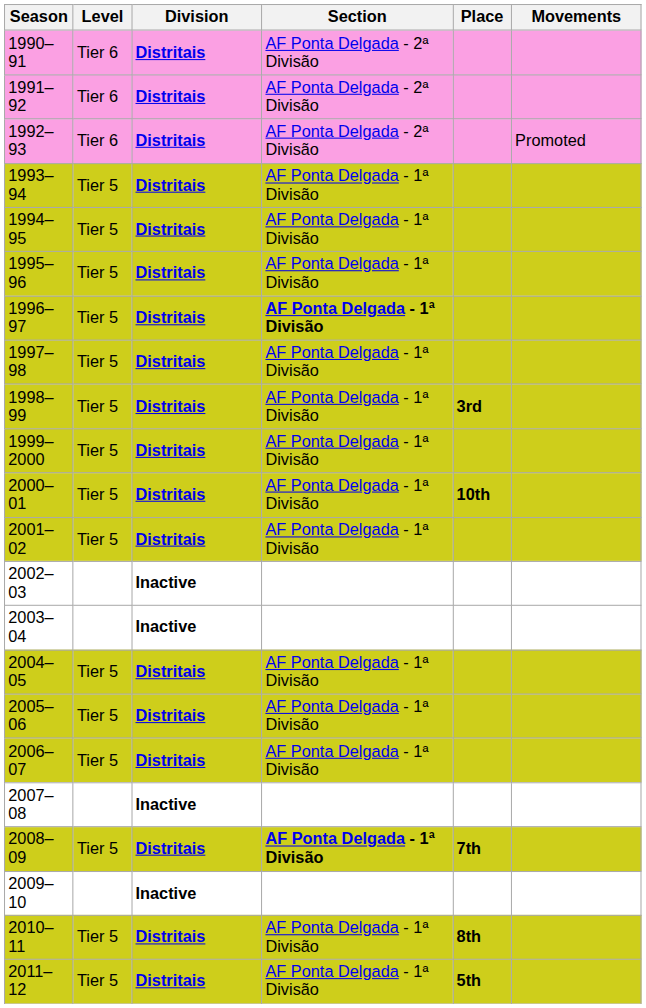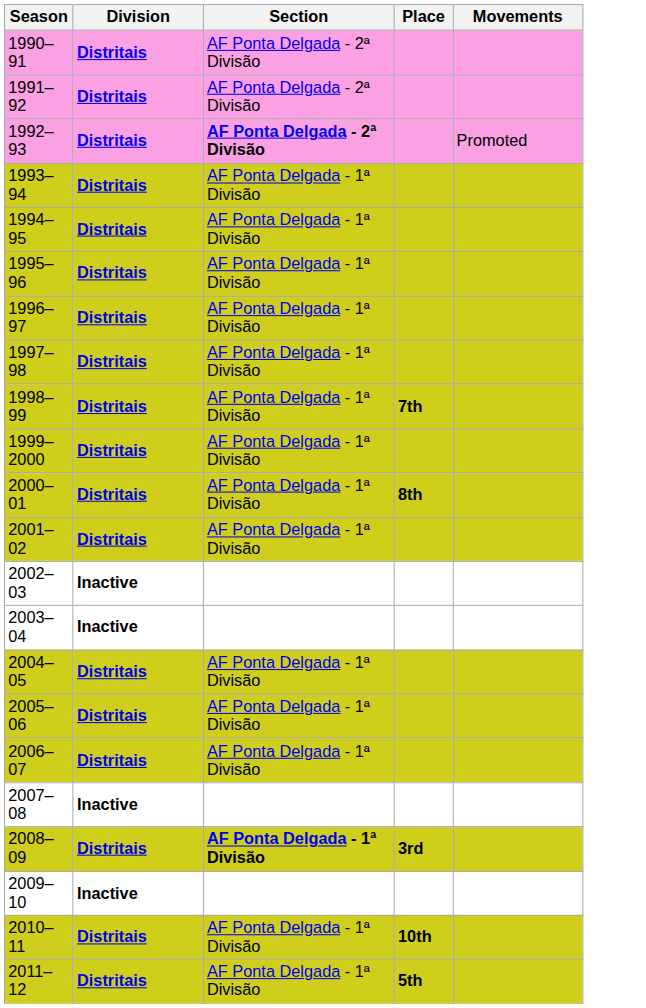- column: (102, 17)
(347, 140) normal -> (292, 140) bold
(350, 317) bold -> (288, 317) normal
(469, 406) 3rd -> (410, 406) 7th
(473, 494) 10th -> (410, 494) 8th
(469, 848) 7th -> (411, 848) 3rd
(469, 937) 8th -> (415, 937) 10th
